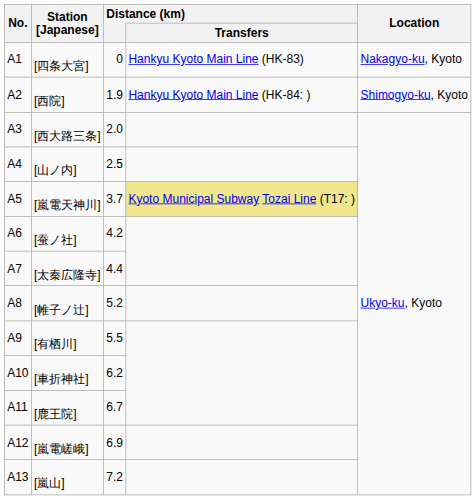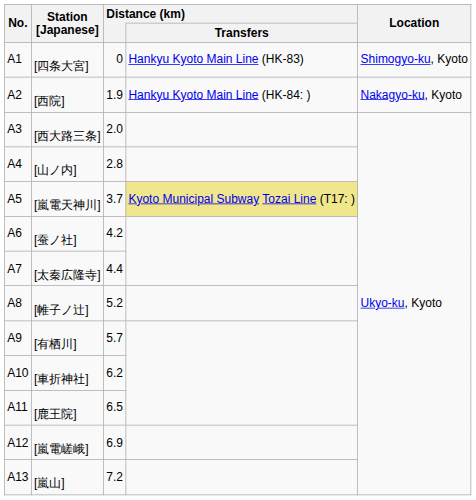(411, 59) Nakagyo-ku, Kyoto -> (414, 59) Shimogyo-ku, Kyoto
(414, 94) Shimogyo-ku, Kyoto -> (411, 94) Nakagyo-ku, Kyoto
(115, 164) 2.5 -> (115, 164) 2.8
(115, 338) 5.5 -> (115, 338) 5.7
(115, 407) 6.7 -> (115, 407) 6.5
